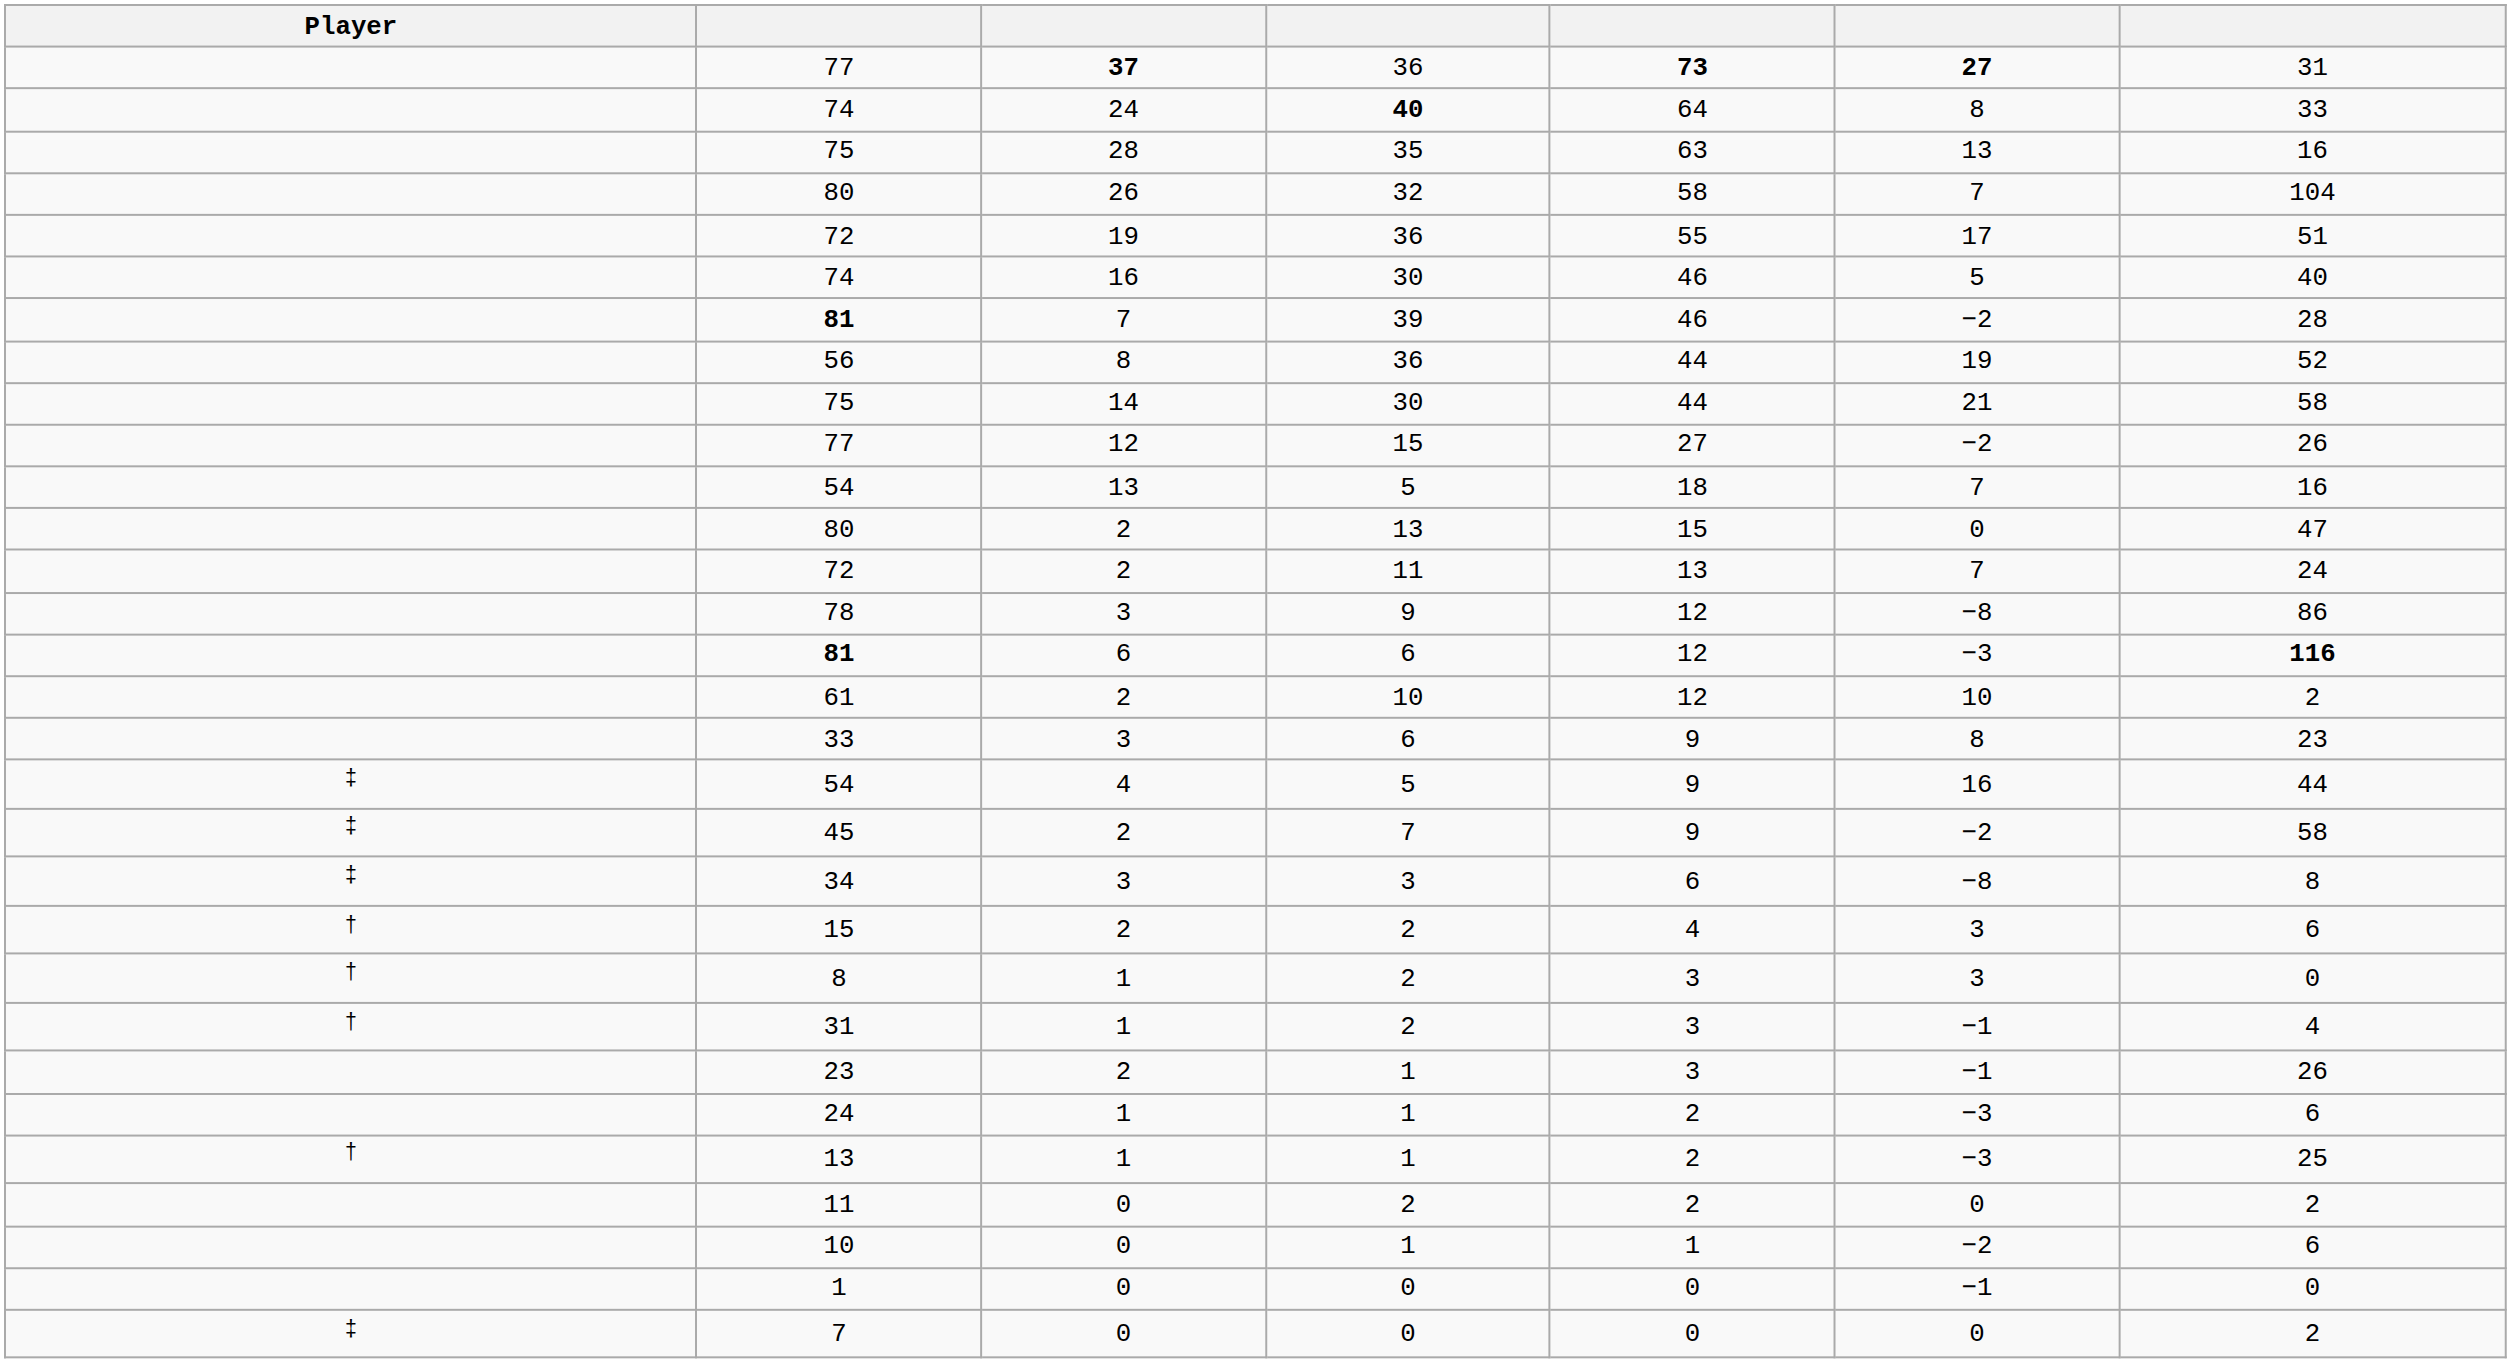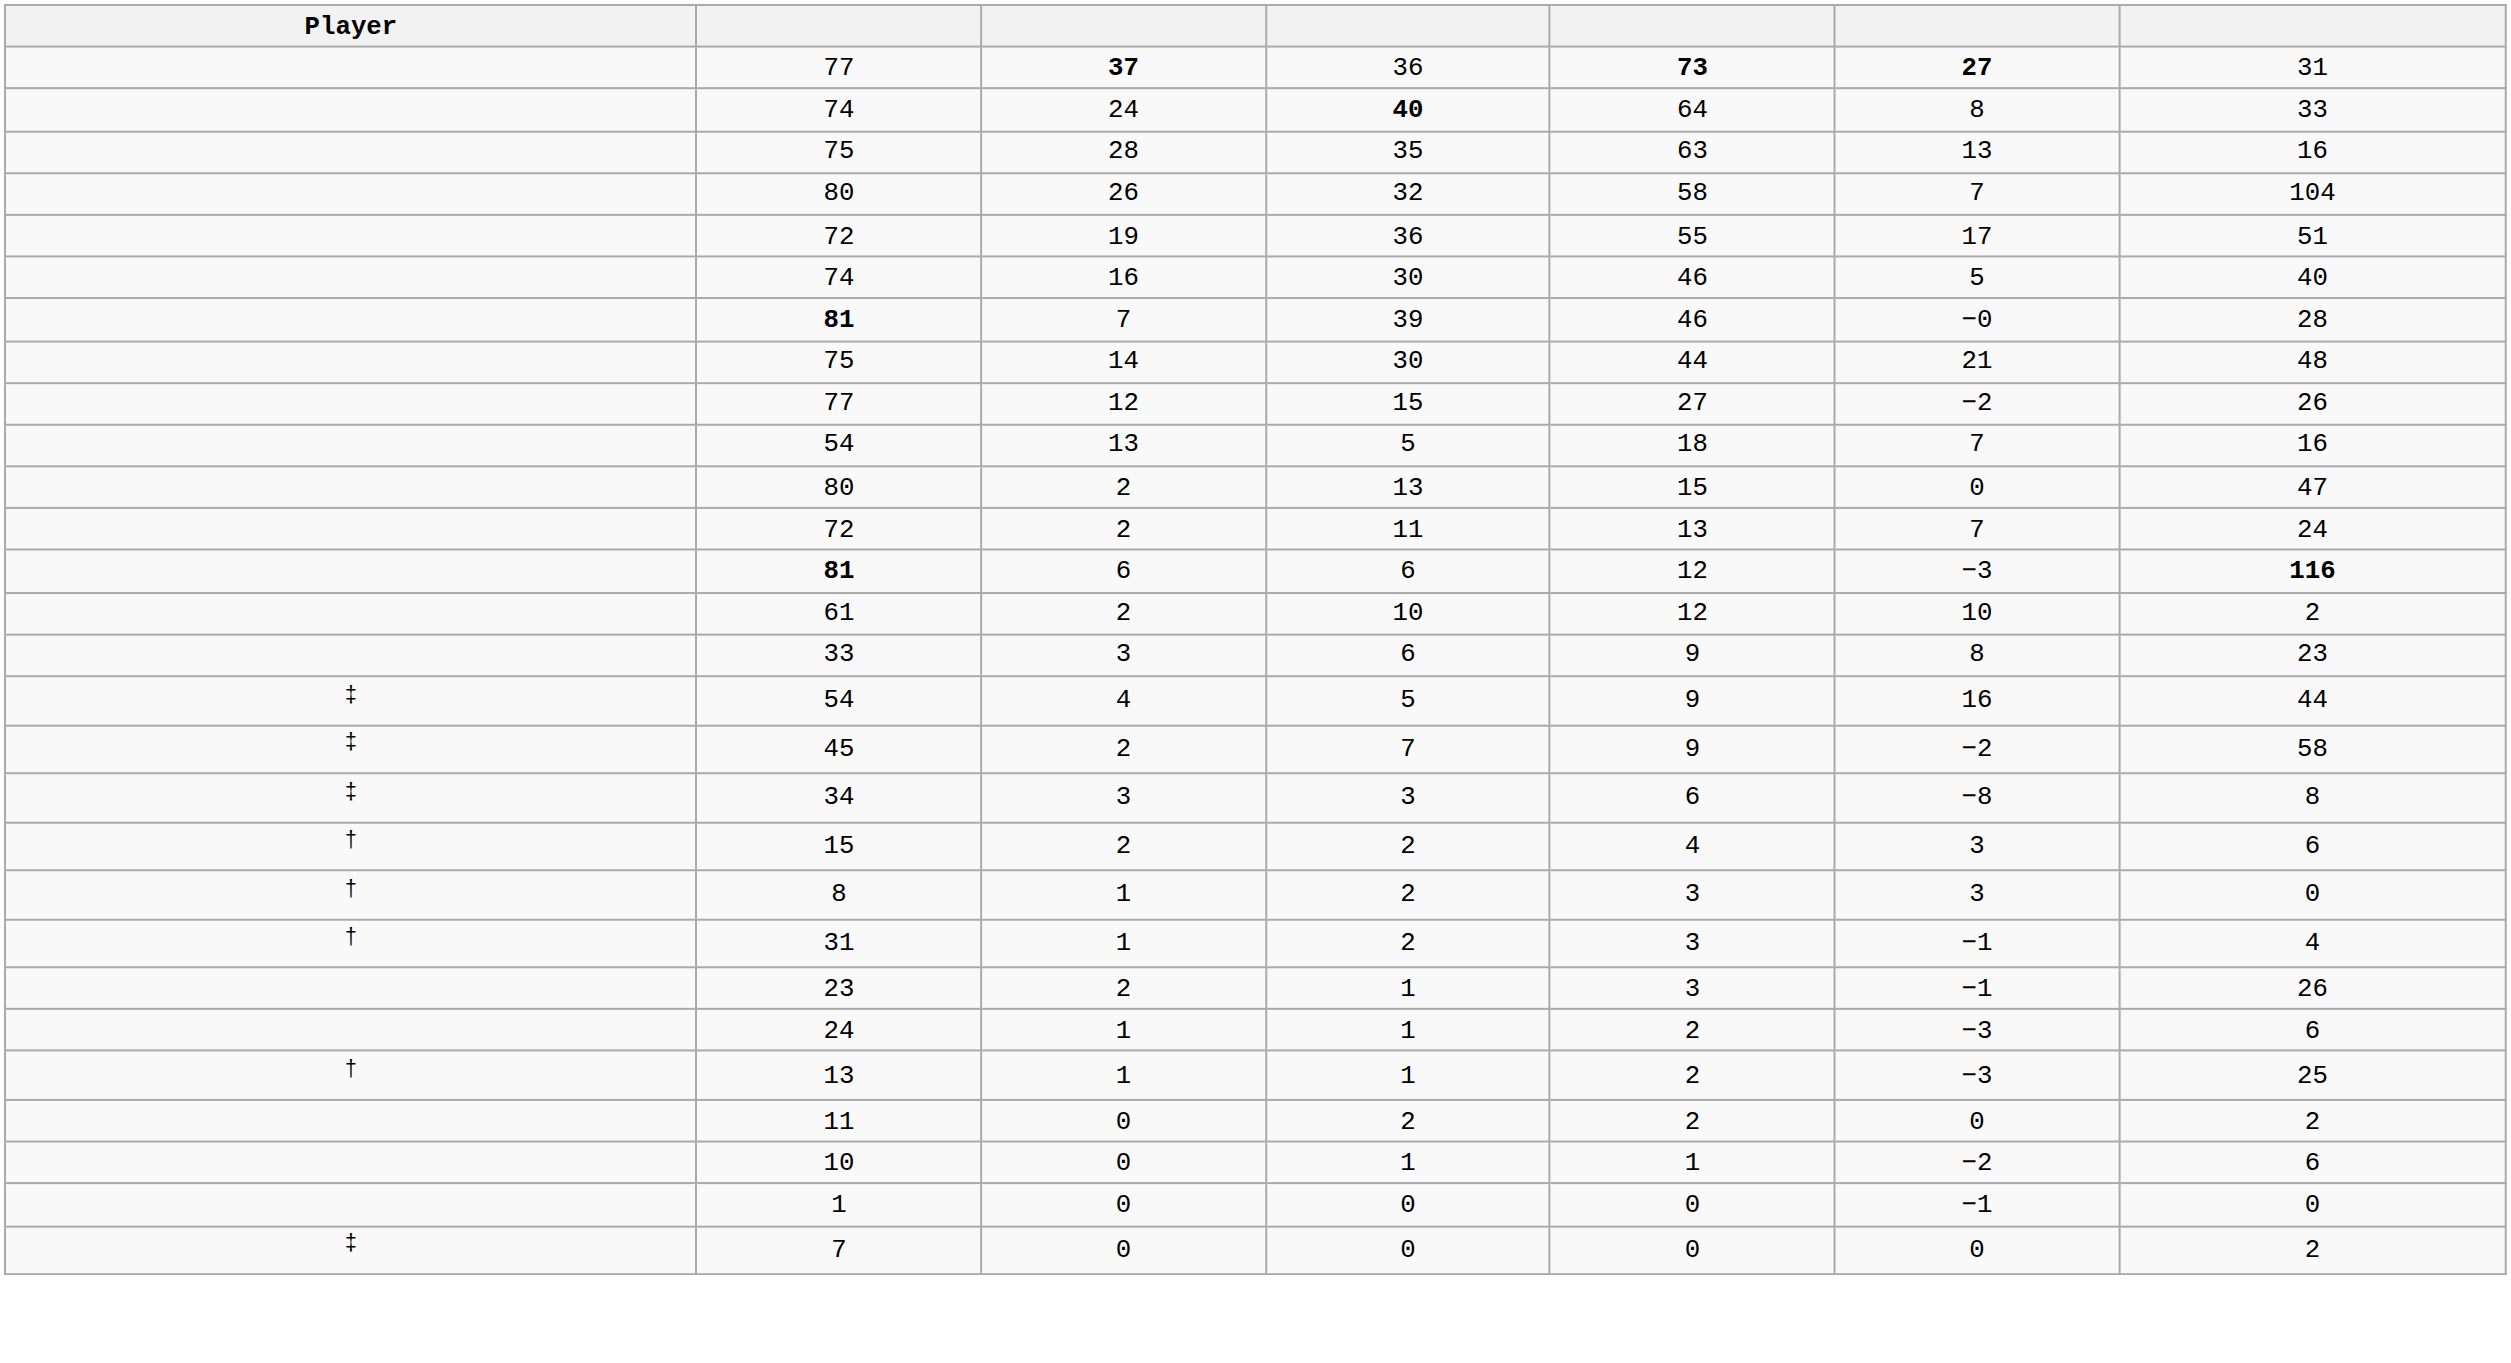(1977, 320) −2 -> (1977, 320) −0
- row: (839, 362)
(2313, 404) 58 -> (2313, 362) 48
- row: (839, 613)
